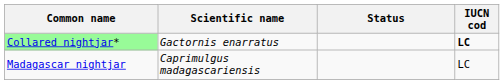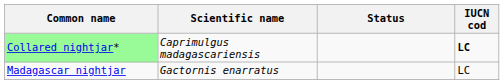(220, 42) Gactornis enarratus -> (210, 48) Caprimulgus madagascariensis
(210, 65) Caprimulgus madagascariensis -> (220, 71) Gactornis enarratus
